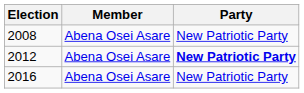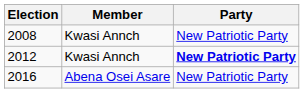(117, 35) Abena Osei Asare -> (102, 35) Kwasi Annch
(117, 56) Abena Osei Asare -> (102, 56) Kwasi Annch
